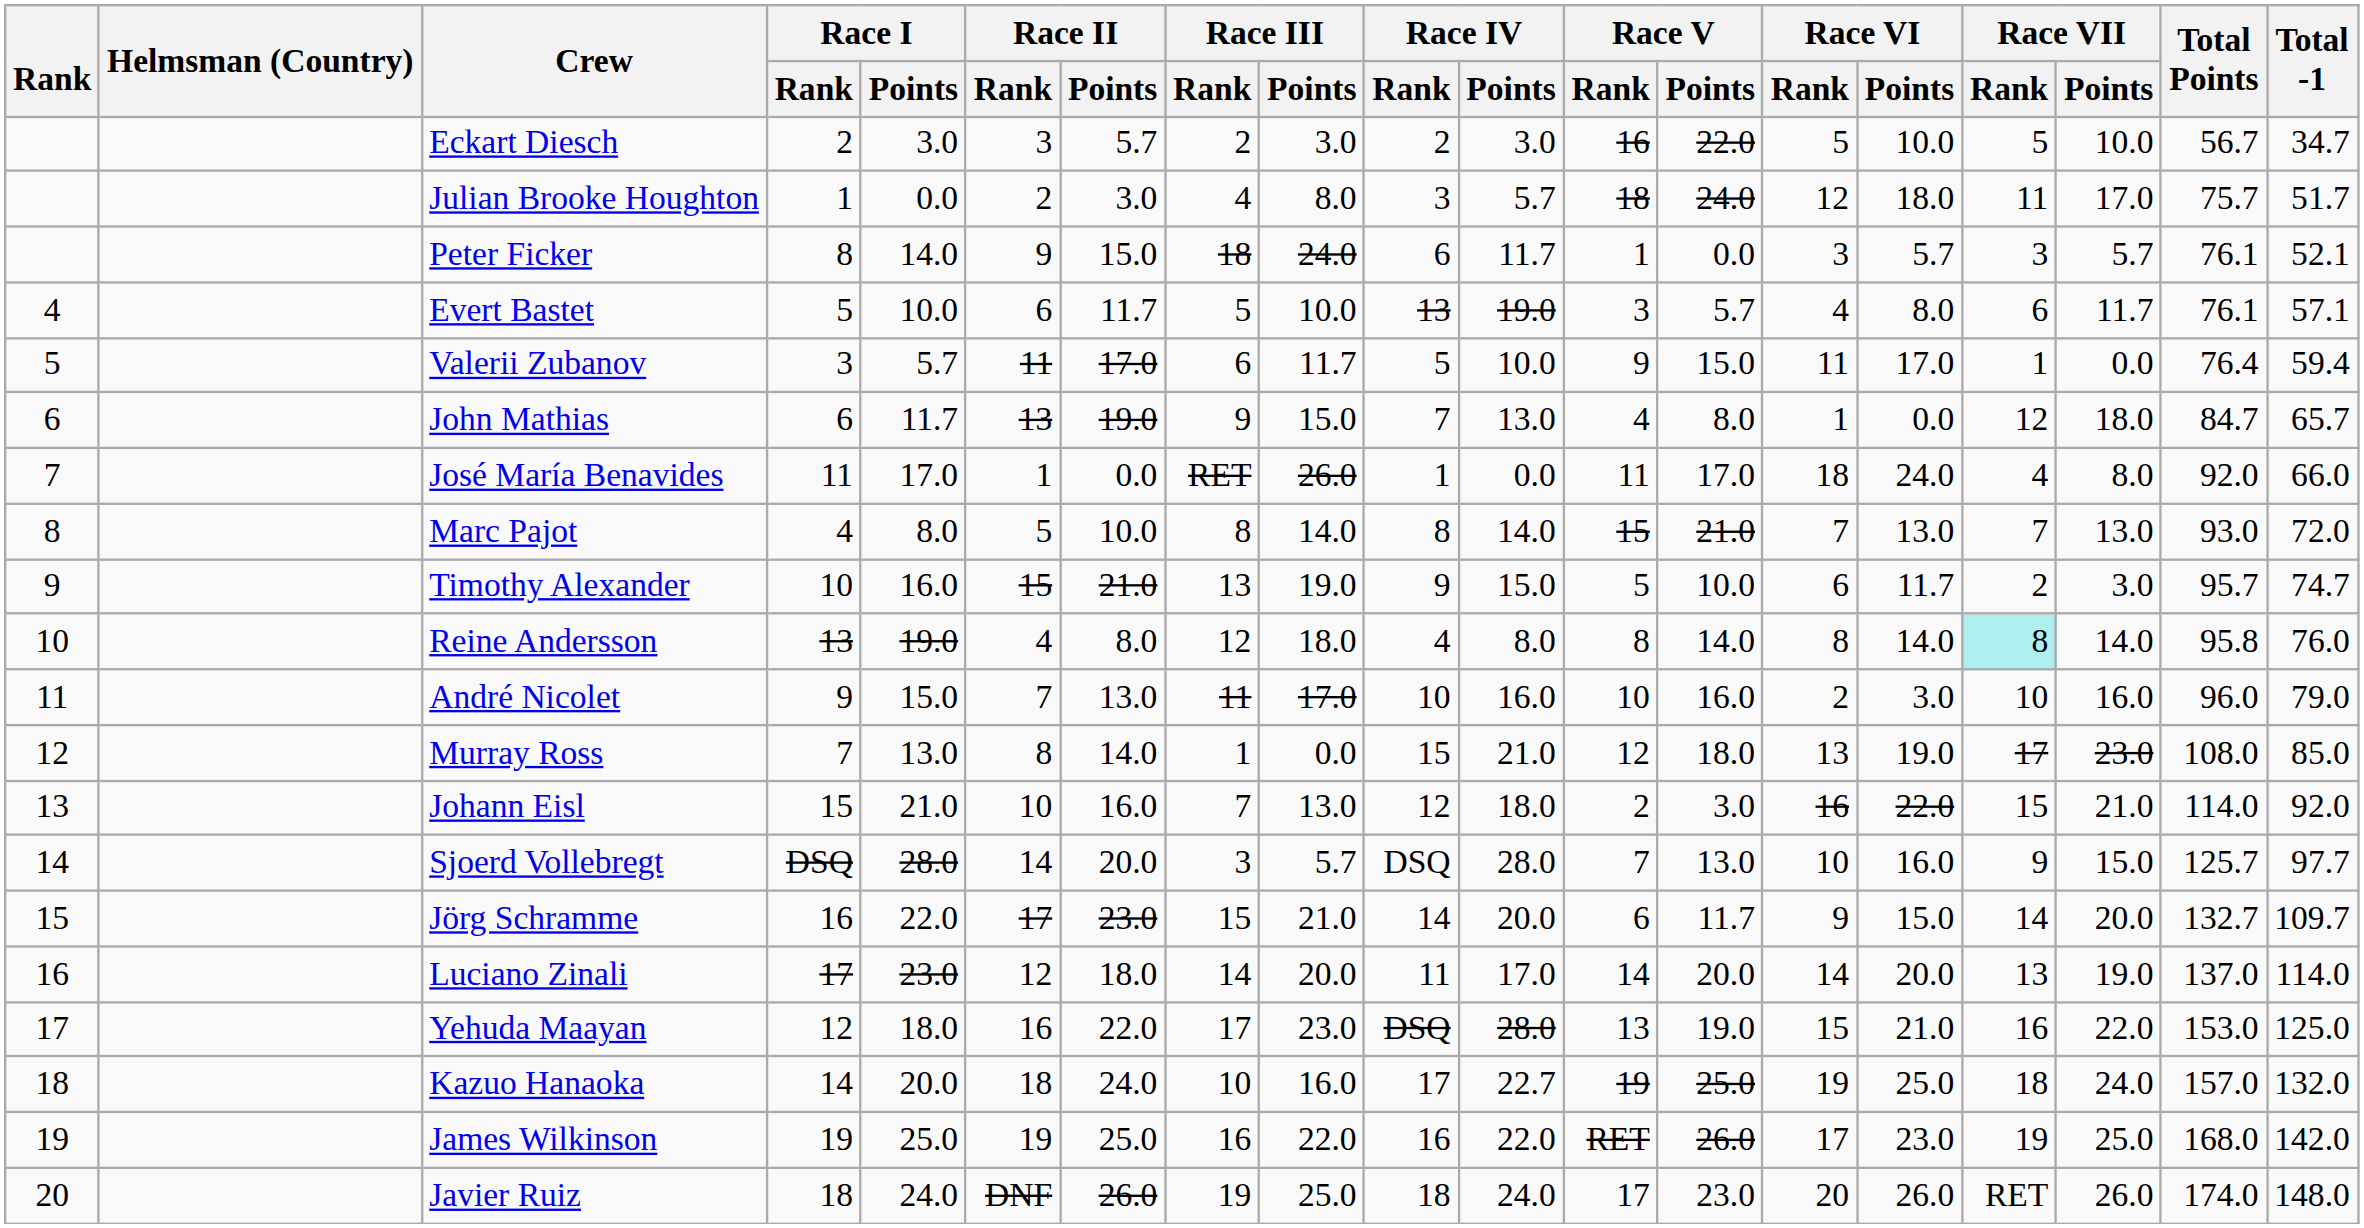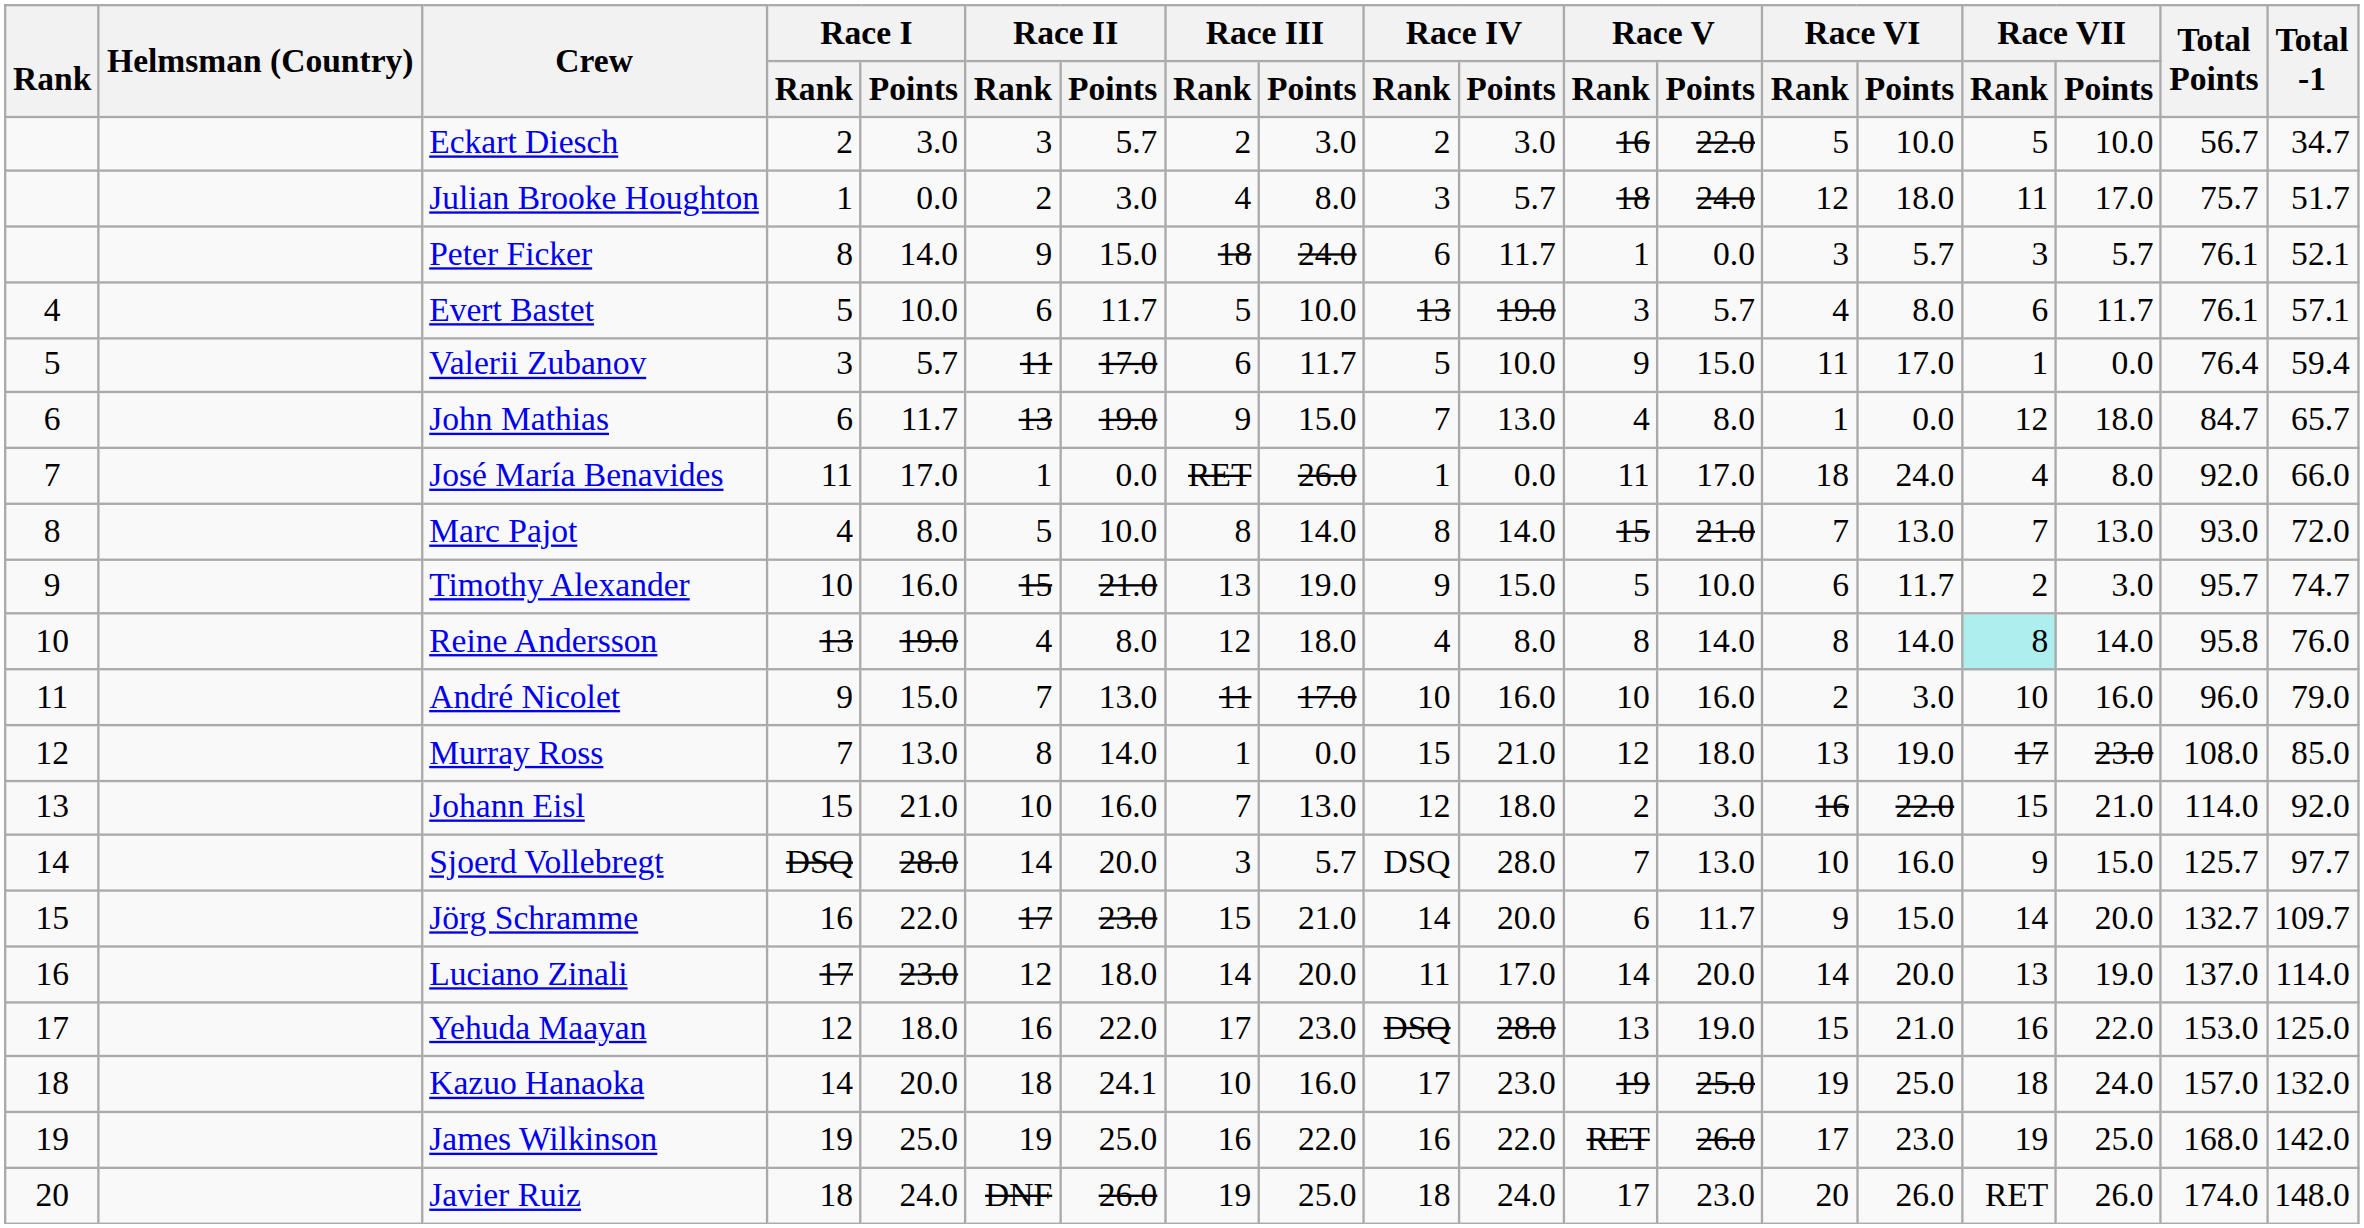(1128, 1083) 24.0 -> (1128, 1083) 24.1
(1526, 1083) 22.7 -> (1526, 1083) 23.0
